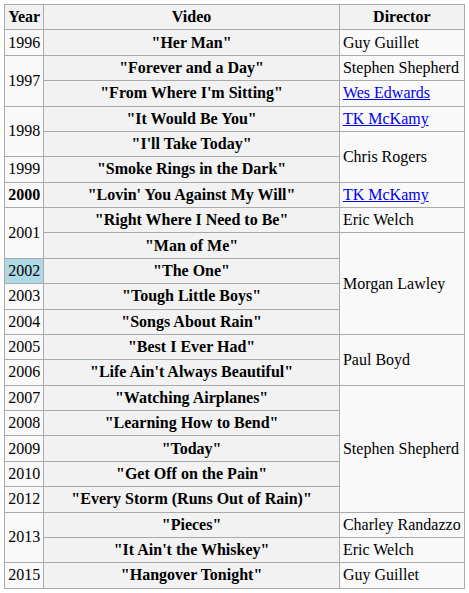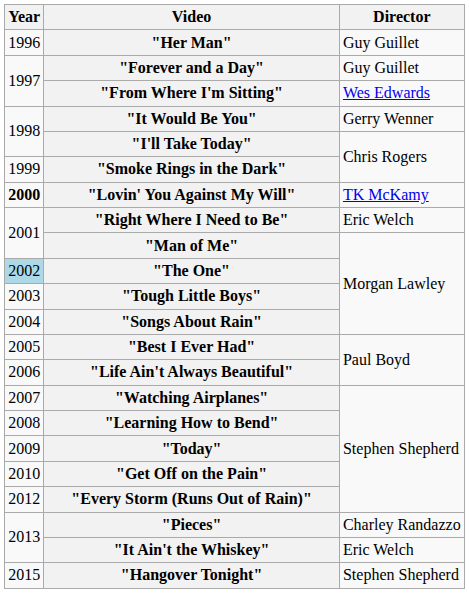(401, 67) Stephen Shepherd -> (381, 67) Guy Guillet
(386, 118) TK McKamy -> (388, 118) Gerry Wenner
(381, 575) Guy Guillet -> (401, 575) Stephen Shepherd
